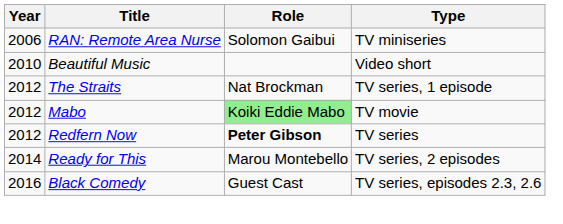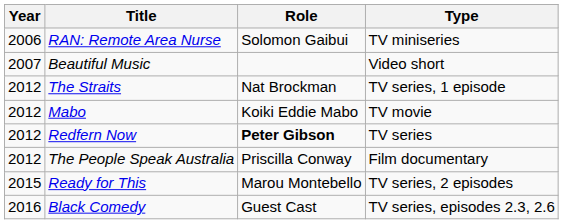(25, 64) 2010 -> (25, 64) 2007
(286, 111) lightgreen background -> (300, 111) no background
+ row: (141, 159)
(25, 159) 2014 -> (25, 183) 2015
